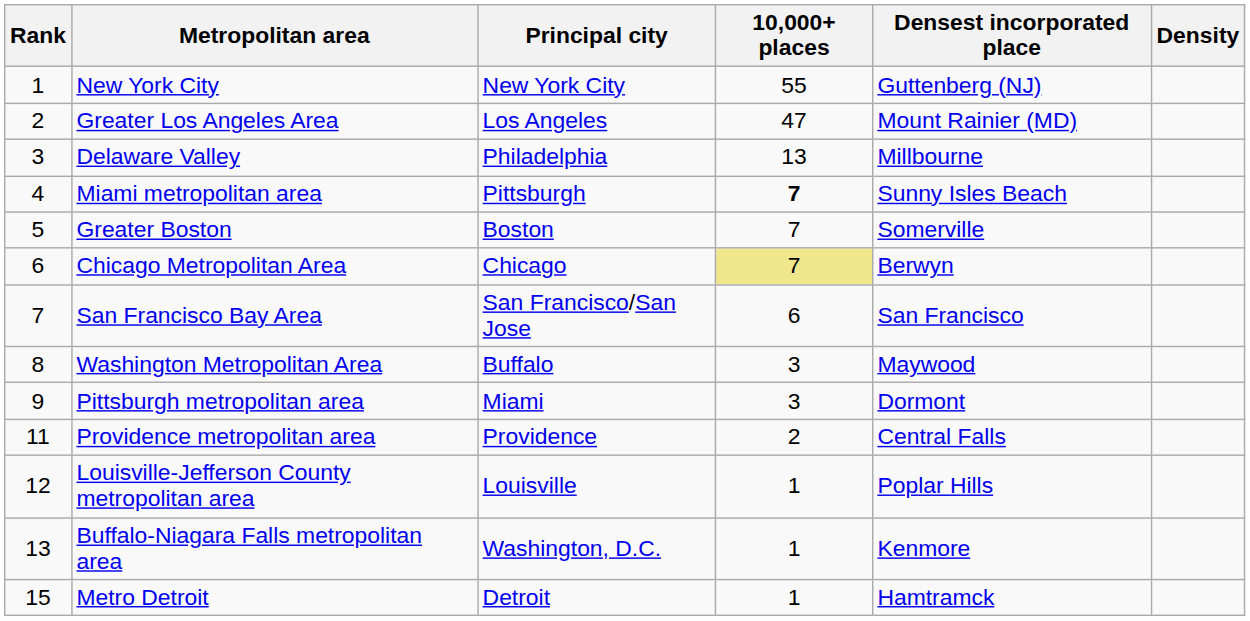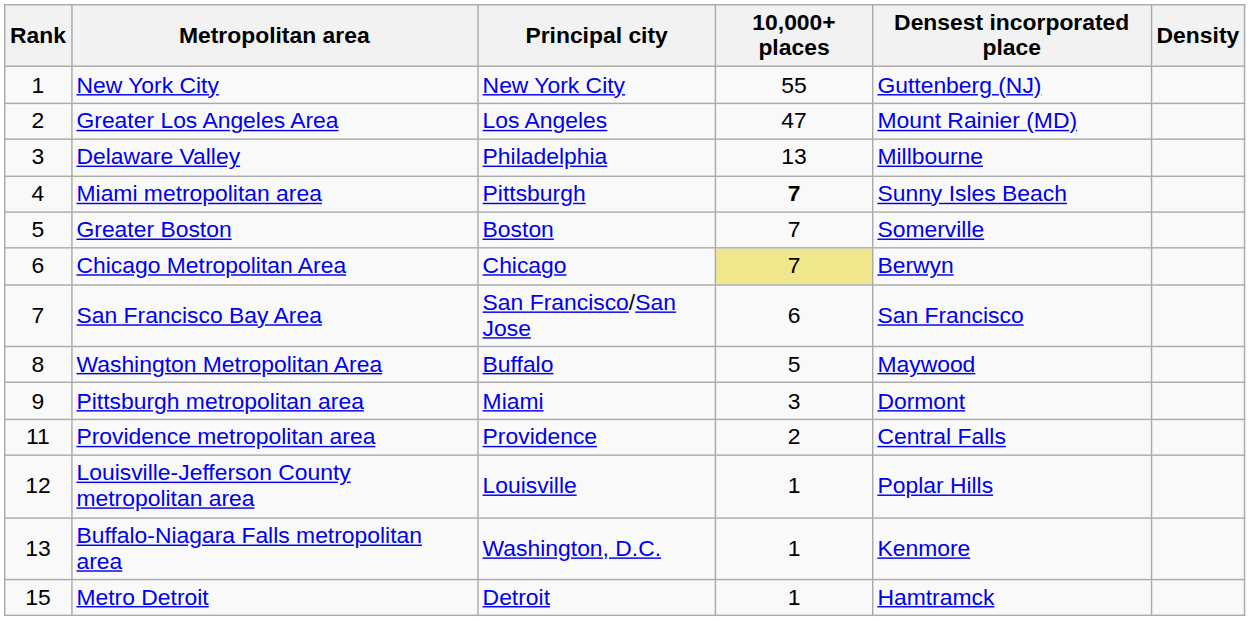(794, 364) 3 -> (794, 364) 5
